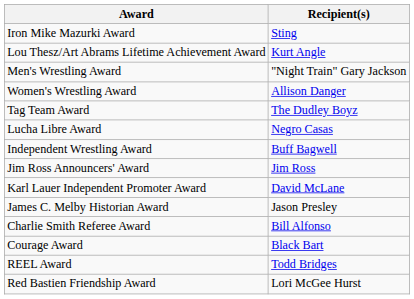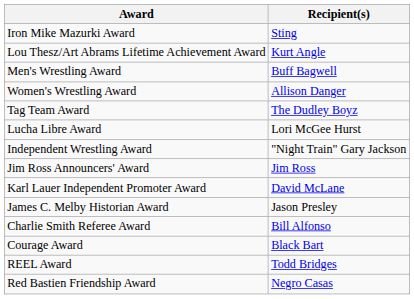(339, 71) "Night Train" Gary Jackson -> (304, 71) Buff Bagwell
(302, 129) Negro Casas -> (316, 129) Lori McGee Hurst
(304, 149) Buff Bagwell -> (339, 149) "Night Train" Gary Jackson
(316, 284) Lori McGee Hurst -> (302, 284) Negro Casas
